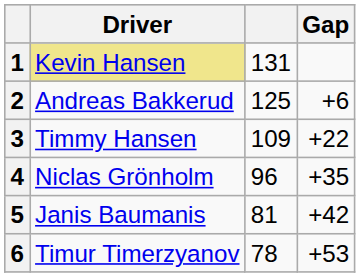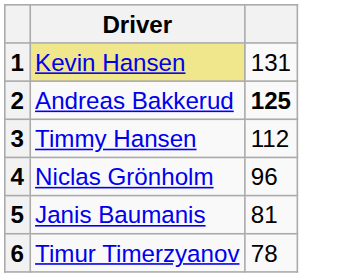- column: (326, 24)
(271, 101) normal -> (271, 101) bold
(271, 139) 109 -> (270, 139) 112
